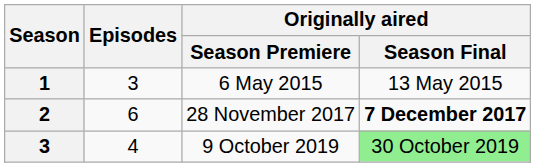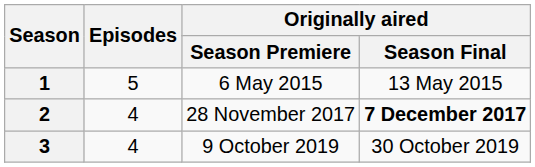(133, 83) 3 -> (133, 83) 5
(133, 114) 6 -> (133, 114) 4
(445, 146) lightgreen background -> (445, 146) no background
